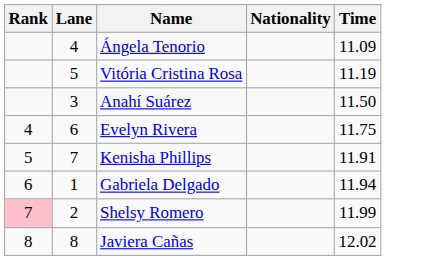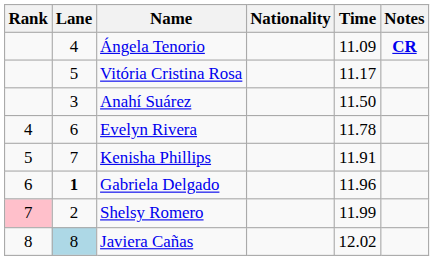+ column: (404, 18)
(358, 74) 11.19 -> (358, 74) 11.17
(358, 129) 11.75 -> (358, 129) 11.78
(74, 185) normal -> (74, 185) bold
(358, 185) 11.94 -> (358, 185) 11.96
(74, 241) no background -> (74, 241) lightblue background
